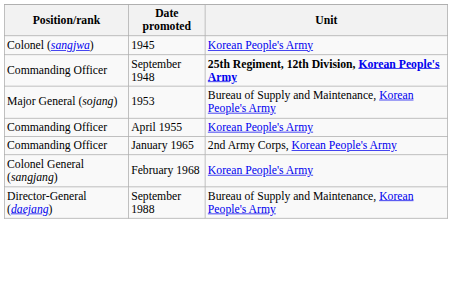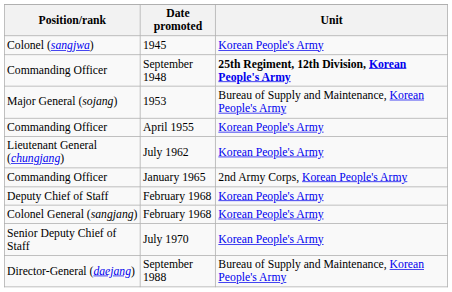+ row: (52, 152)
+ row: (58, 195)
+ row: (62, 239)
